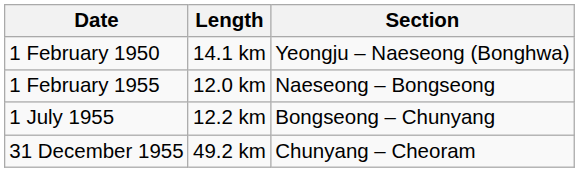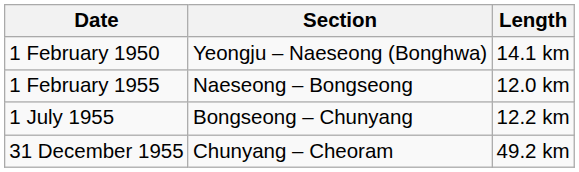columns swapped: (422, 20) <-> (229, 20)
